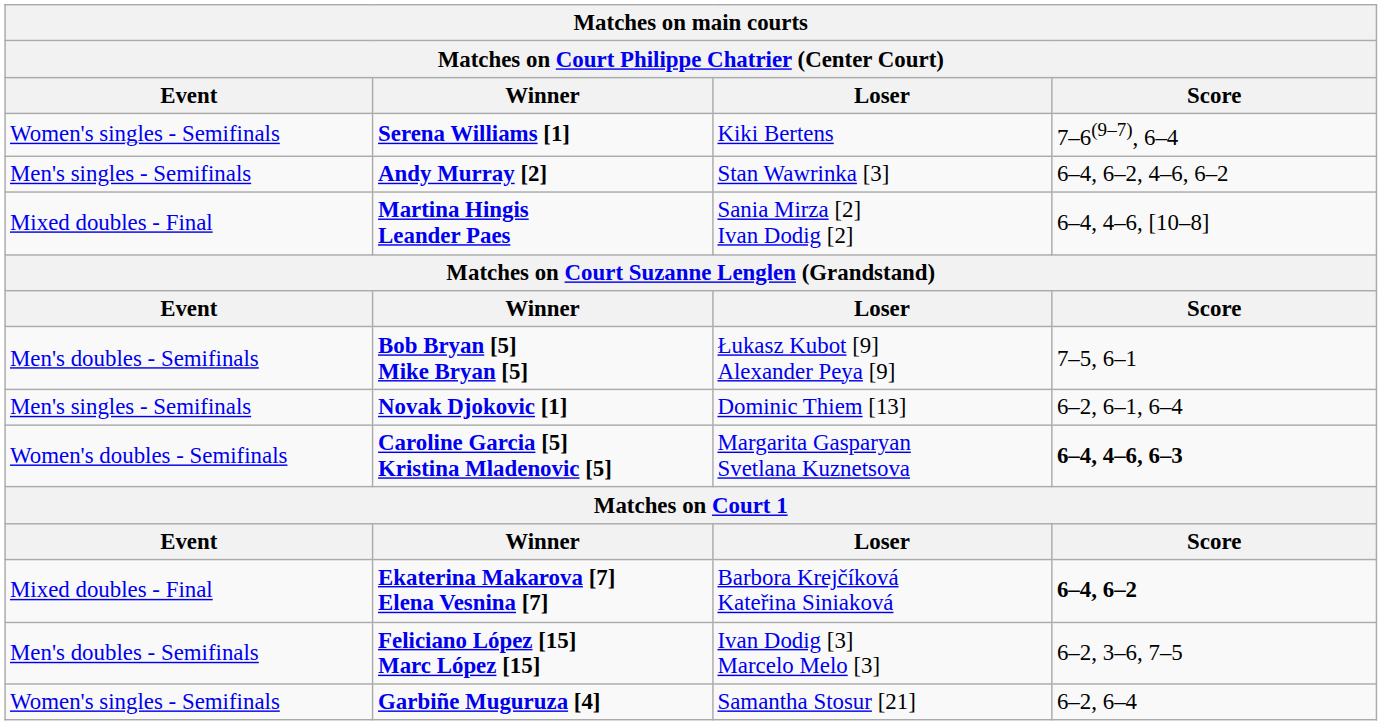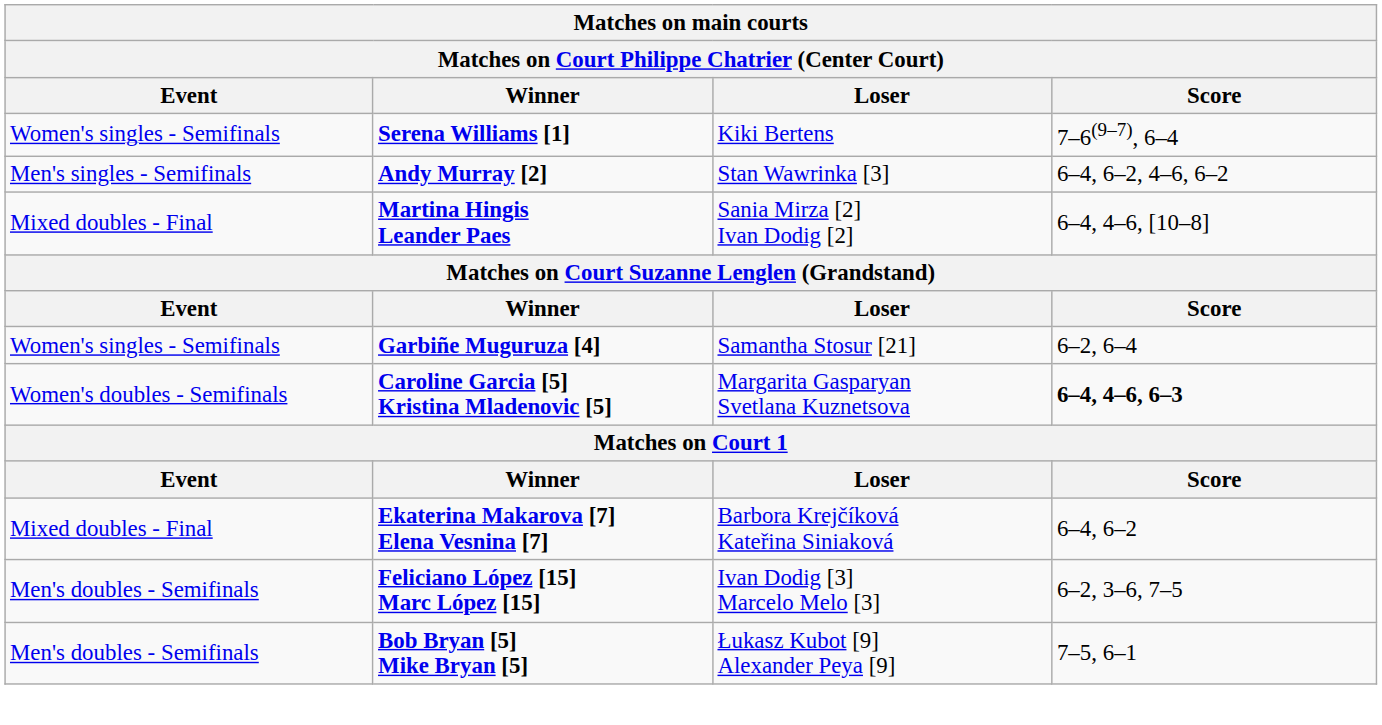rows swapped: (489, 701) <-> (453, 357)
- row: (473, 406)
(1097, 590) bold -> (1097, 528) normal
